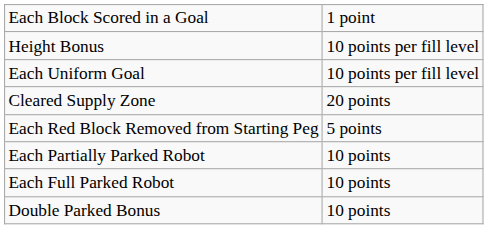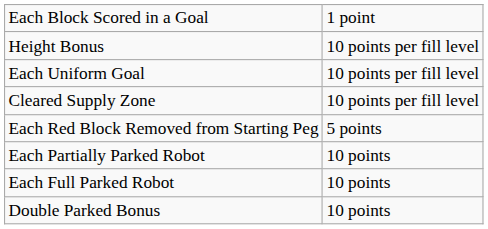(358, 100) 20 points -> (403, 100) 10 points per fill level
